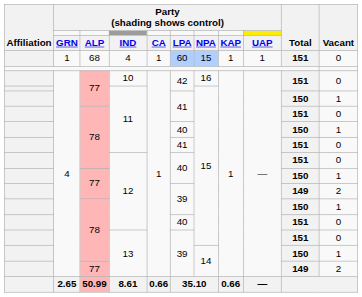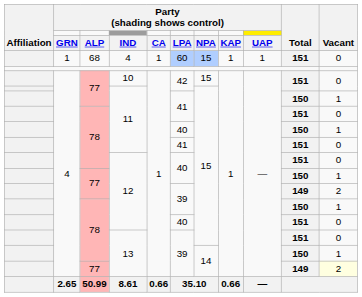(206, 78) 16 -> (206, 78) 15
(338, 268) no background -> (338, 268) lightyellow background
